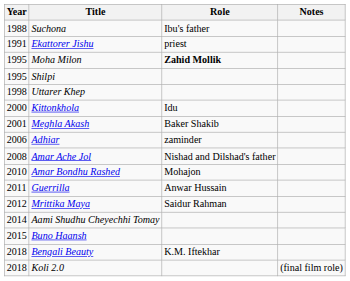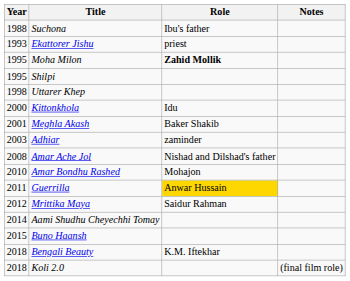(17, 44) 1991 -> (17, 44) 1993
(17, 140) 2006 -> (17, 140) 2003
(195, 188) no background -> (195, 188) gold background
